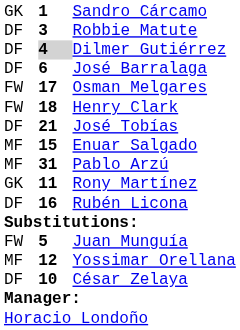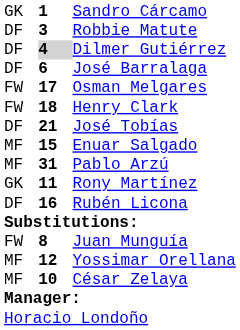(43, 242) 5 -> (43, 242) 8
(14, 280) DF -> (14, 280) MF
